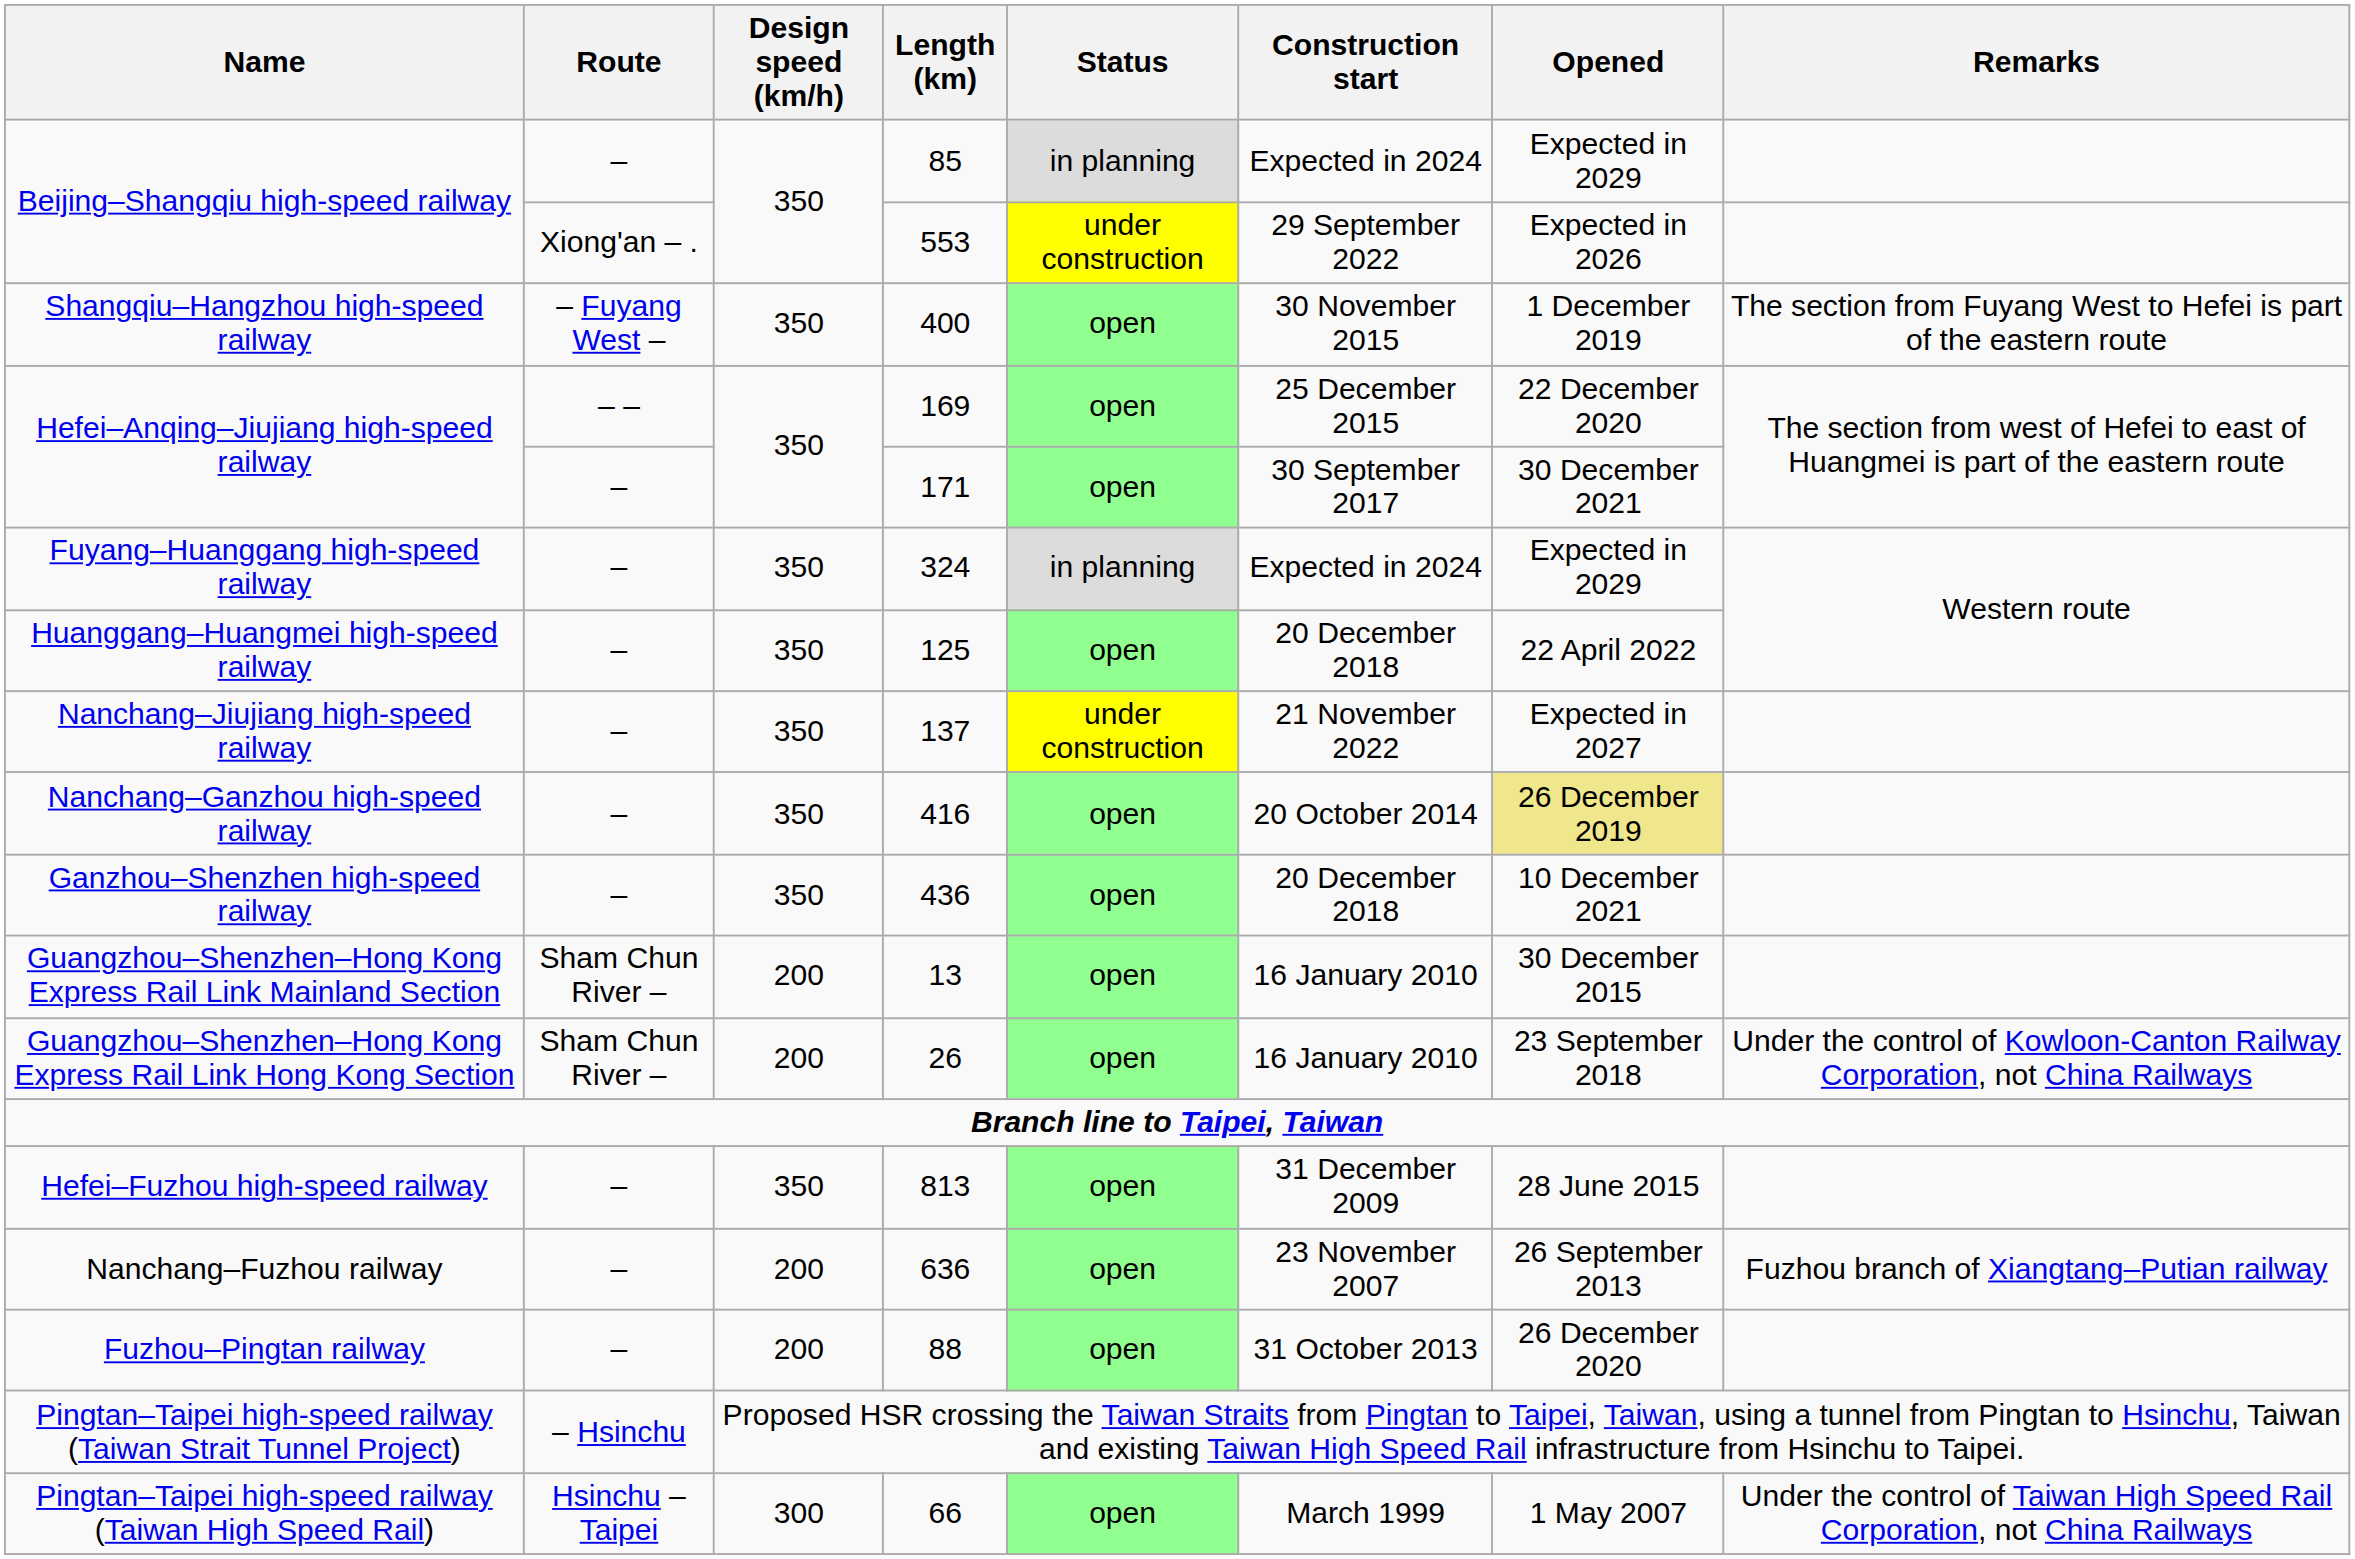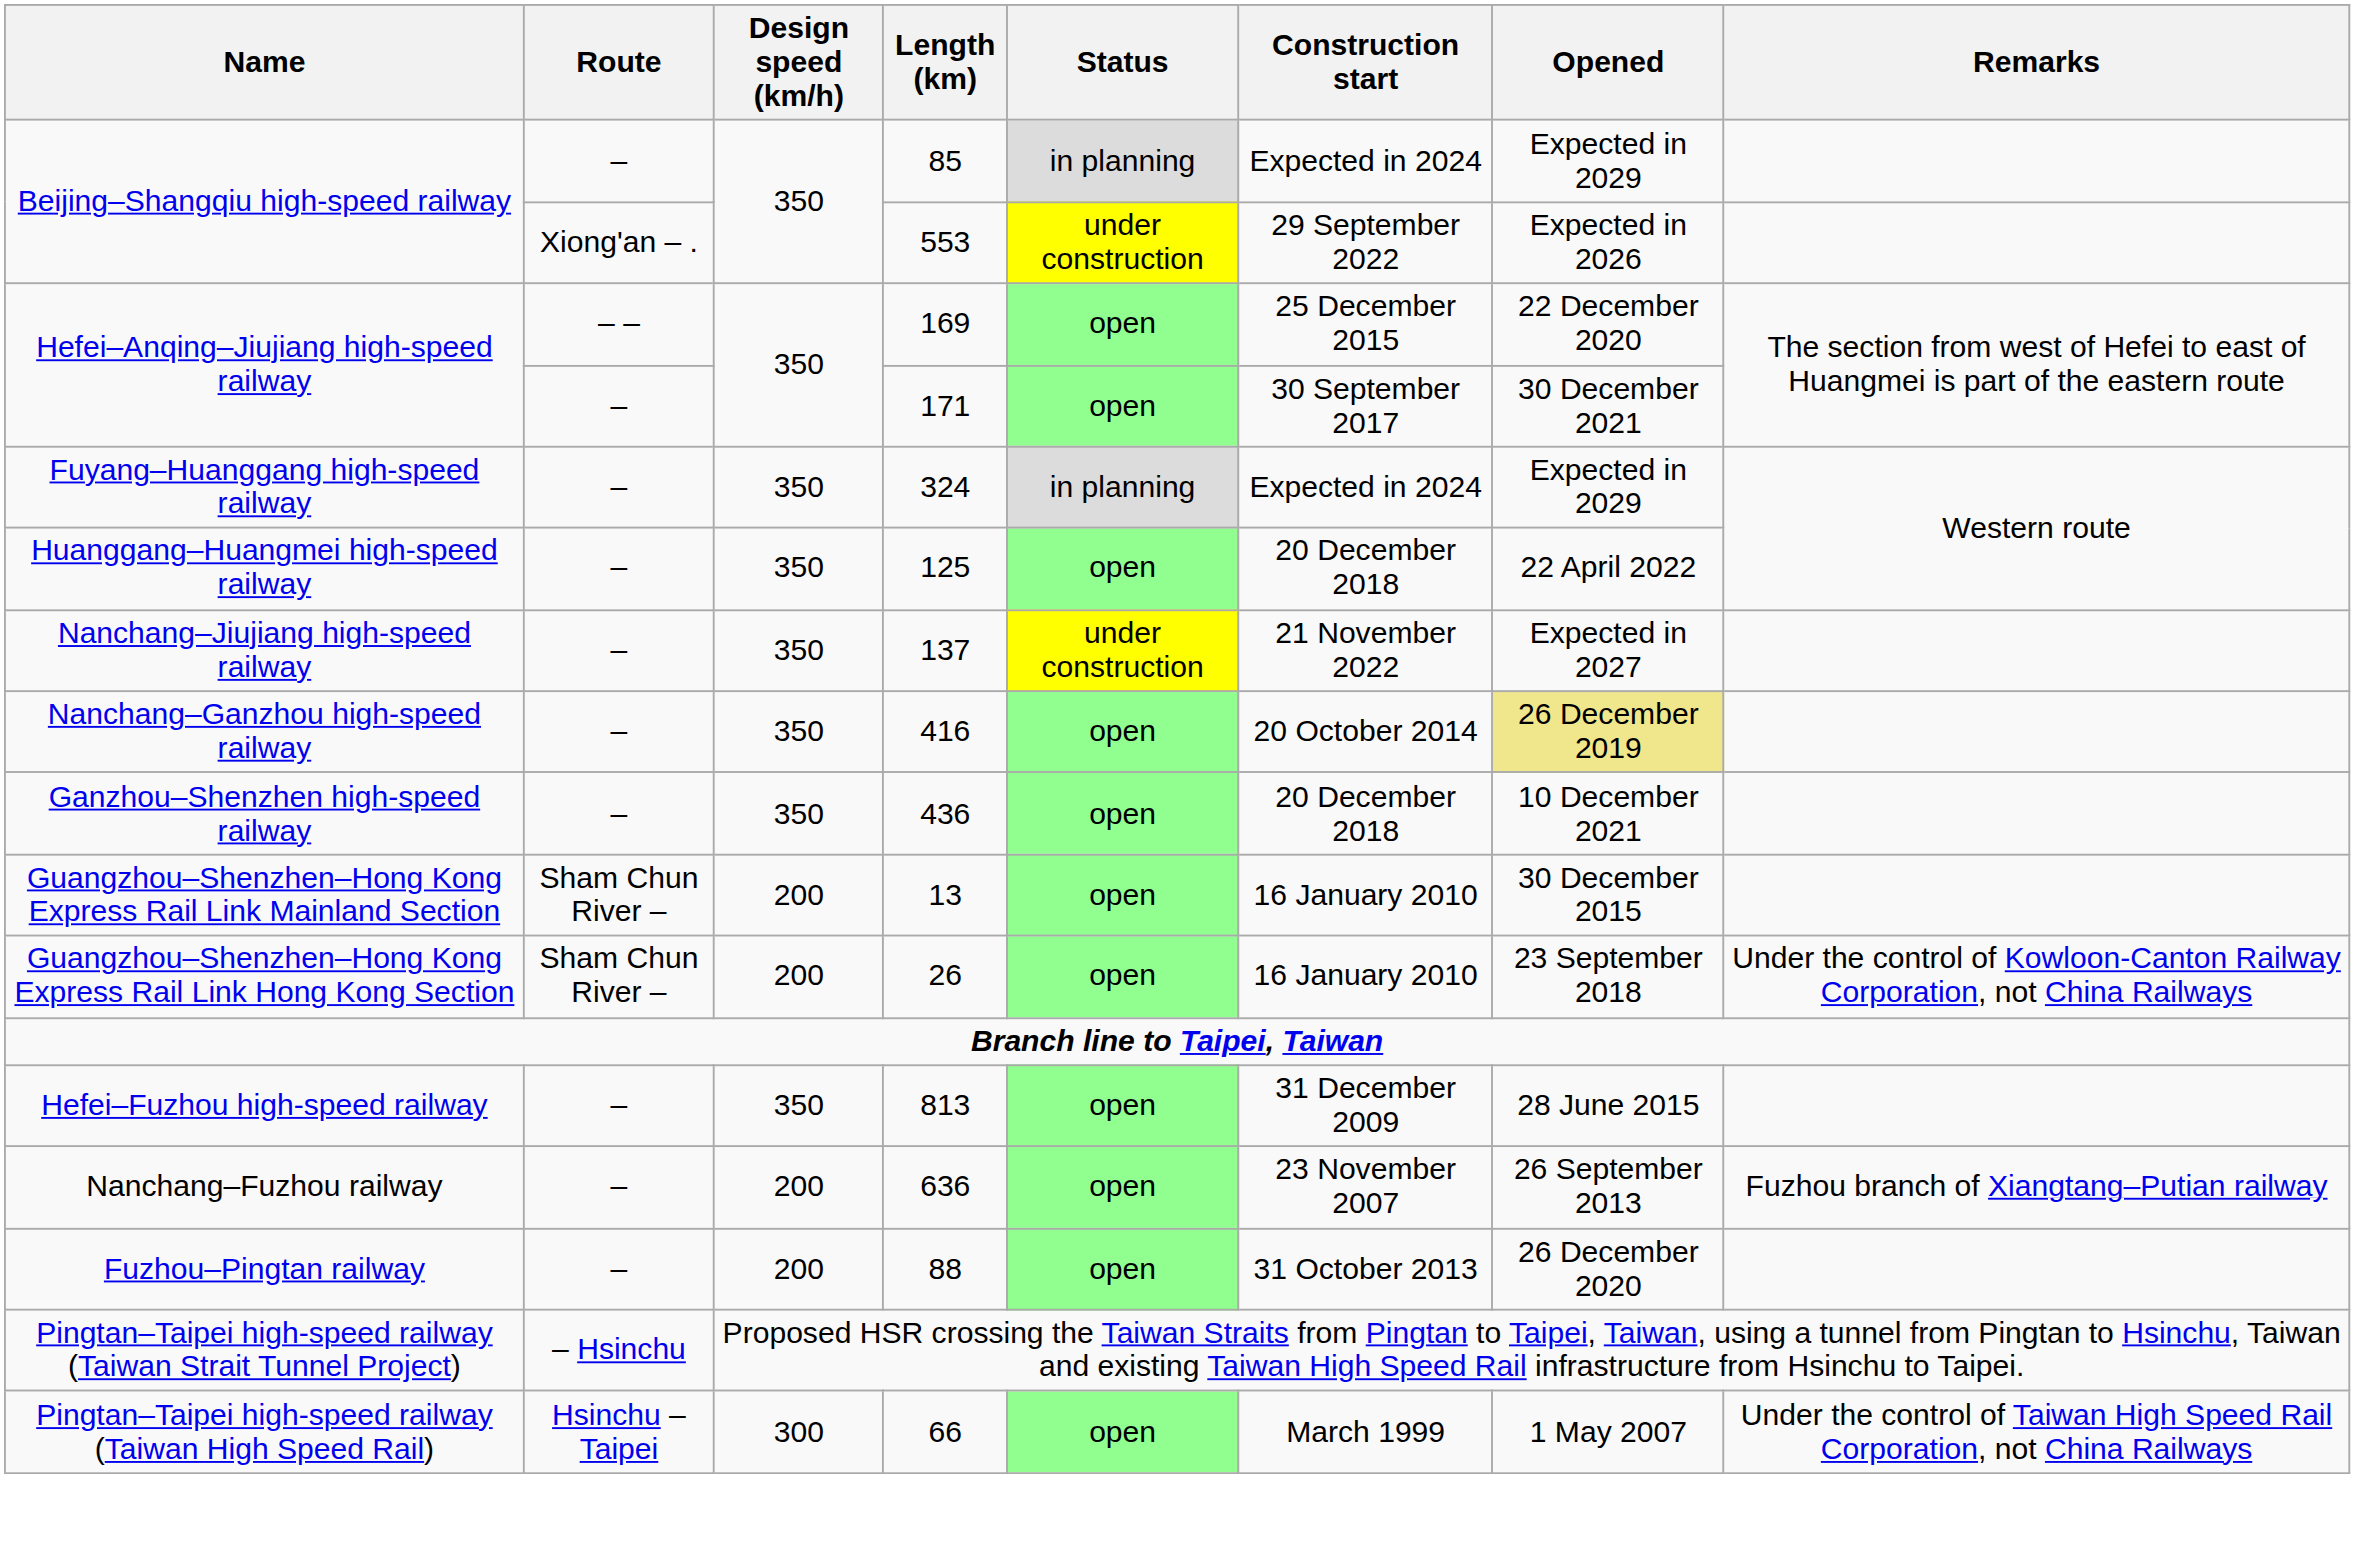- row: (945, 323)
